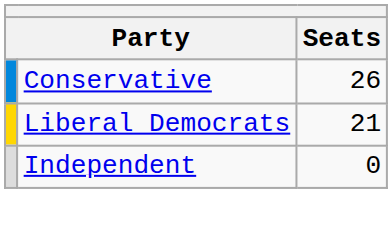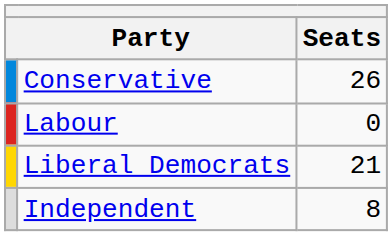+ row: (71, 124)
(373, 166) 0 -> (373, 209) 8
